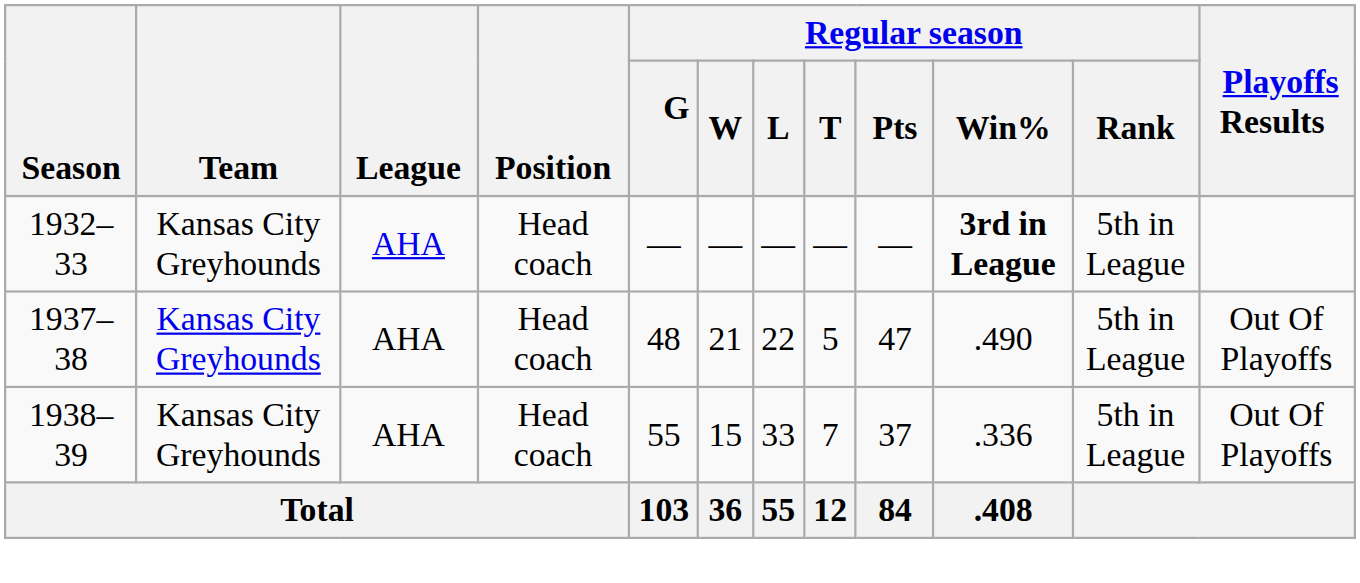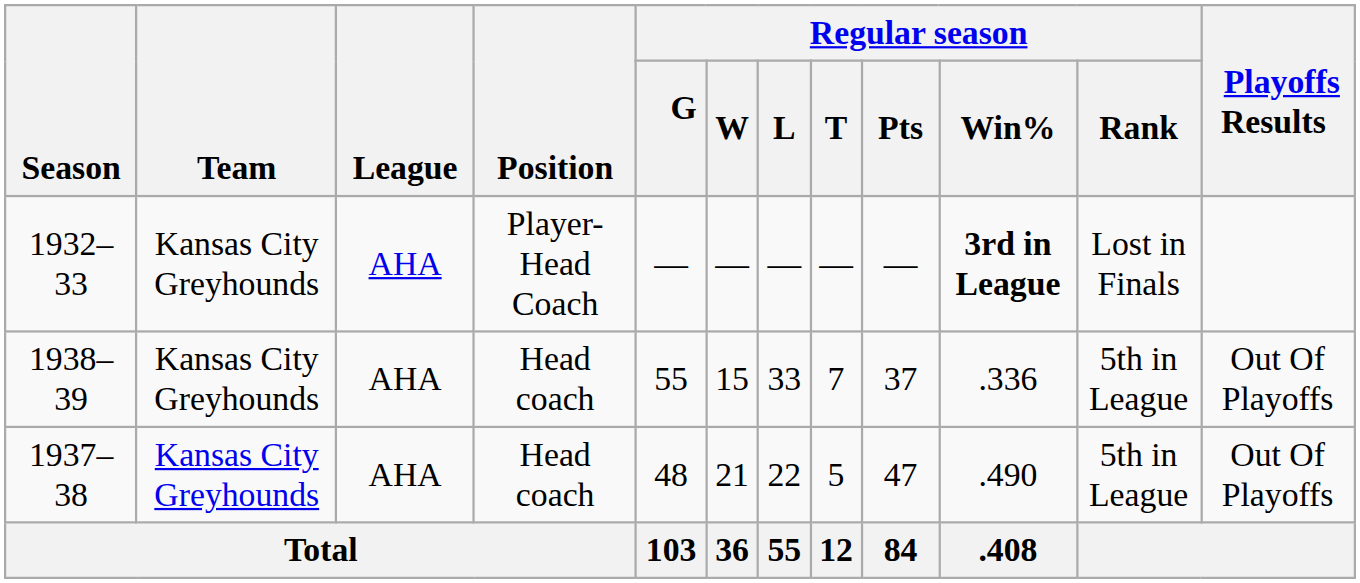(553, 243) Head coach -> (555, 263) Player-Head Coach
(1136, 243) 5th in League -> (1139, 263) Lost in Finals
rows swapped: (71, 339) <-> (71, 434)
